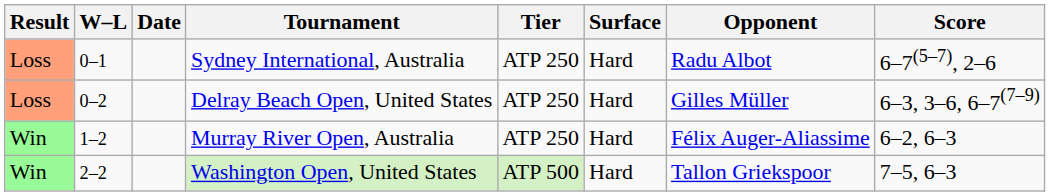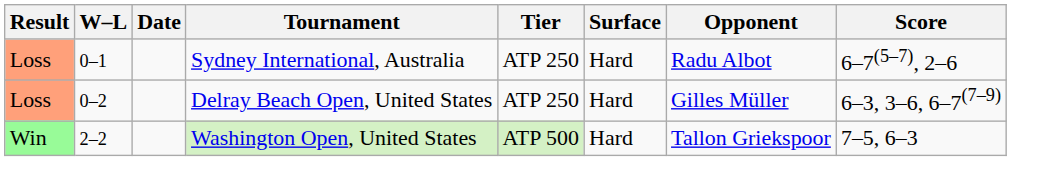- row: (323, 138)
